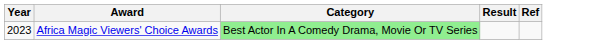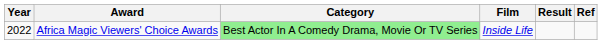+ column: (508, 13)
(19, 30) 2023 -> (19, 30) 2022
